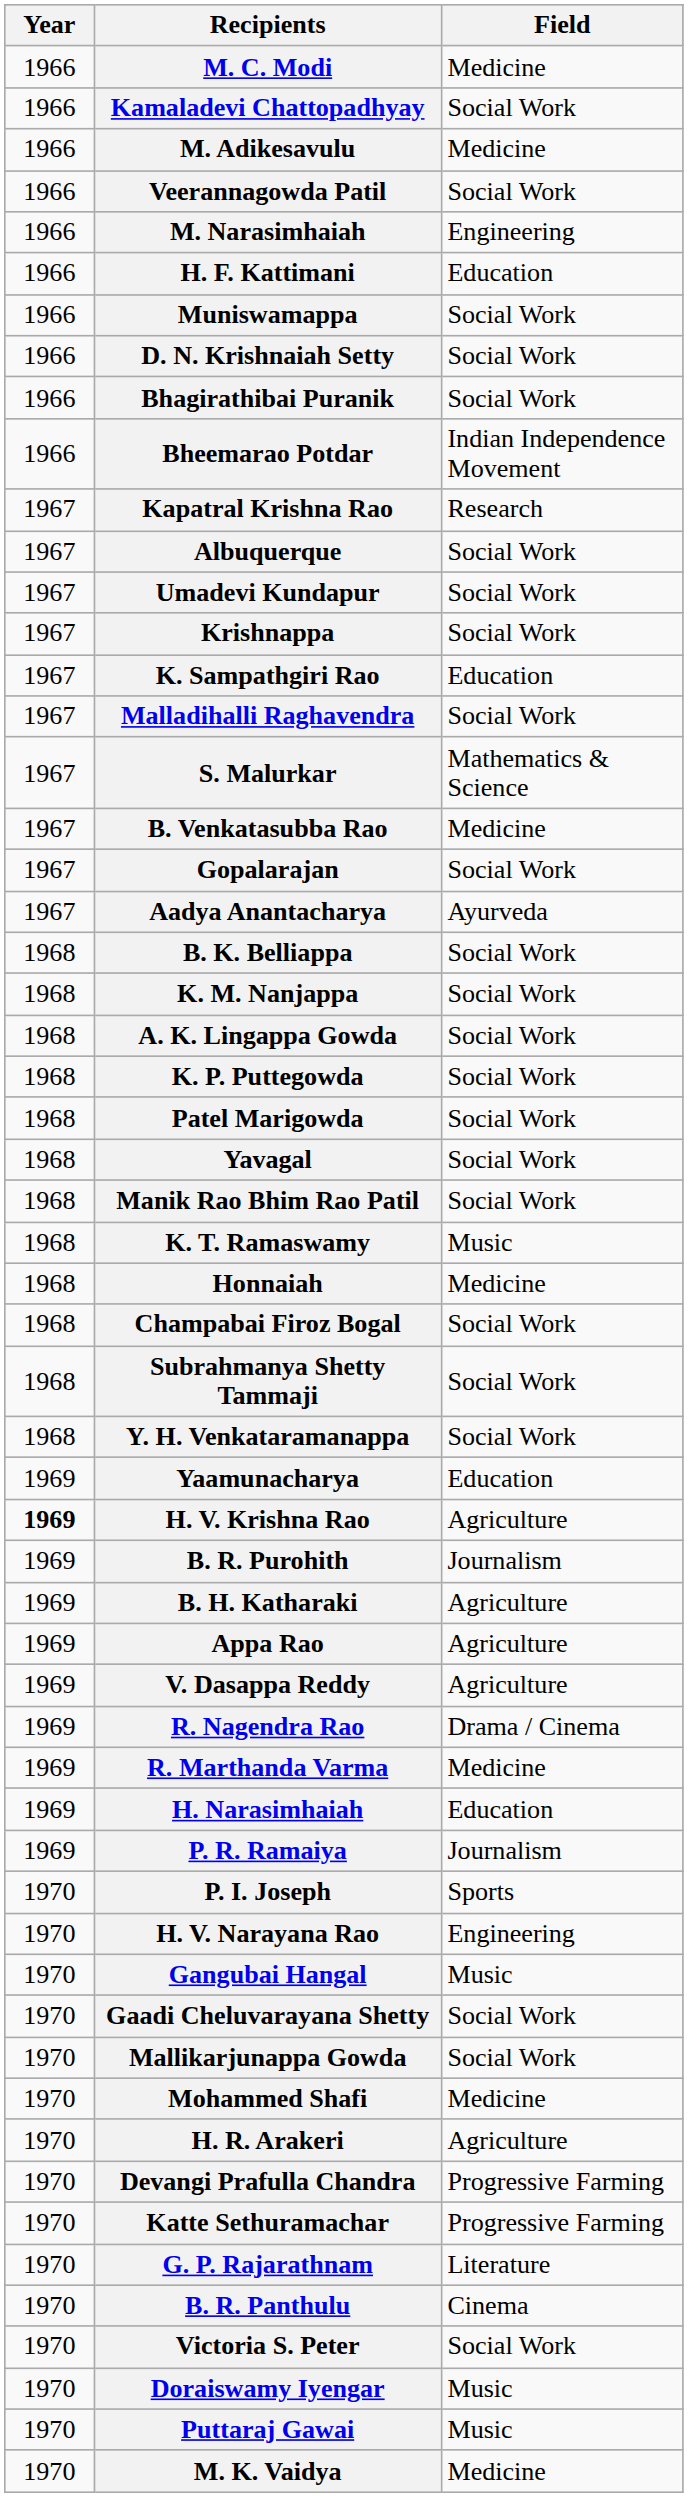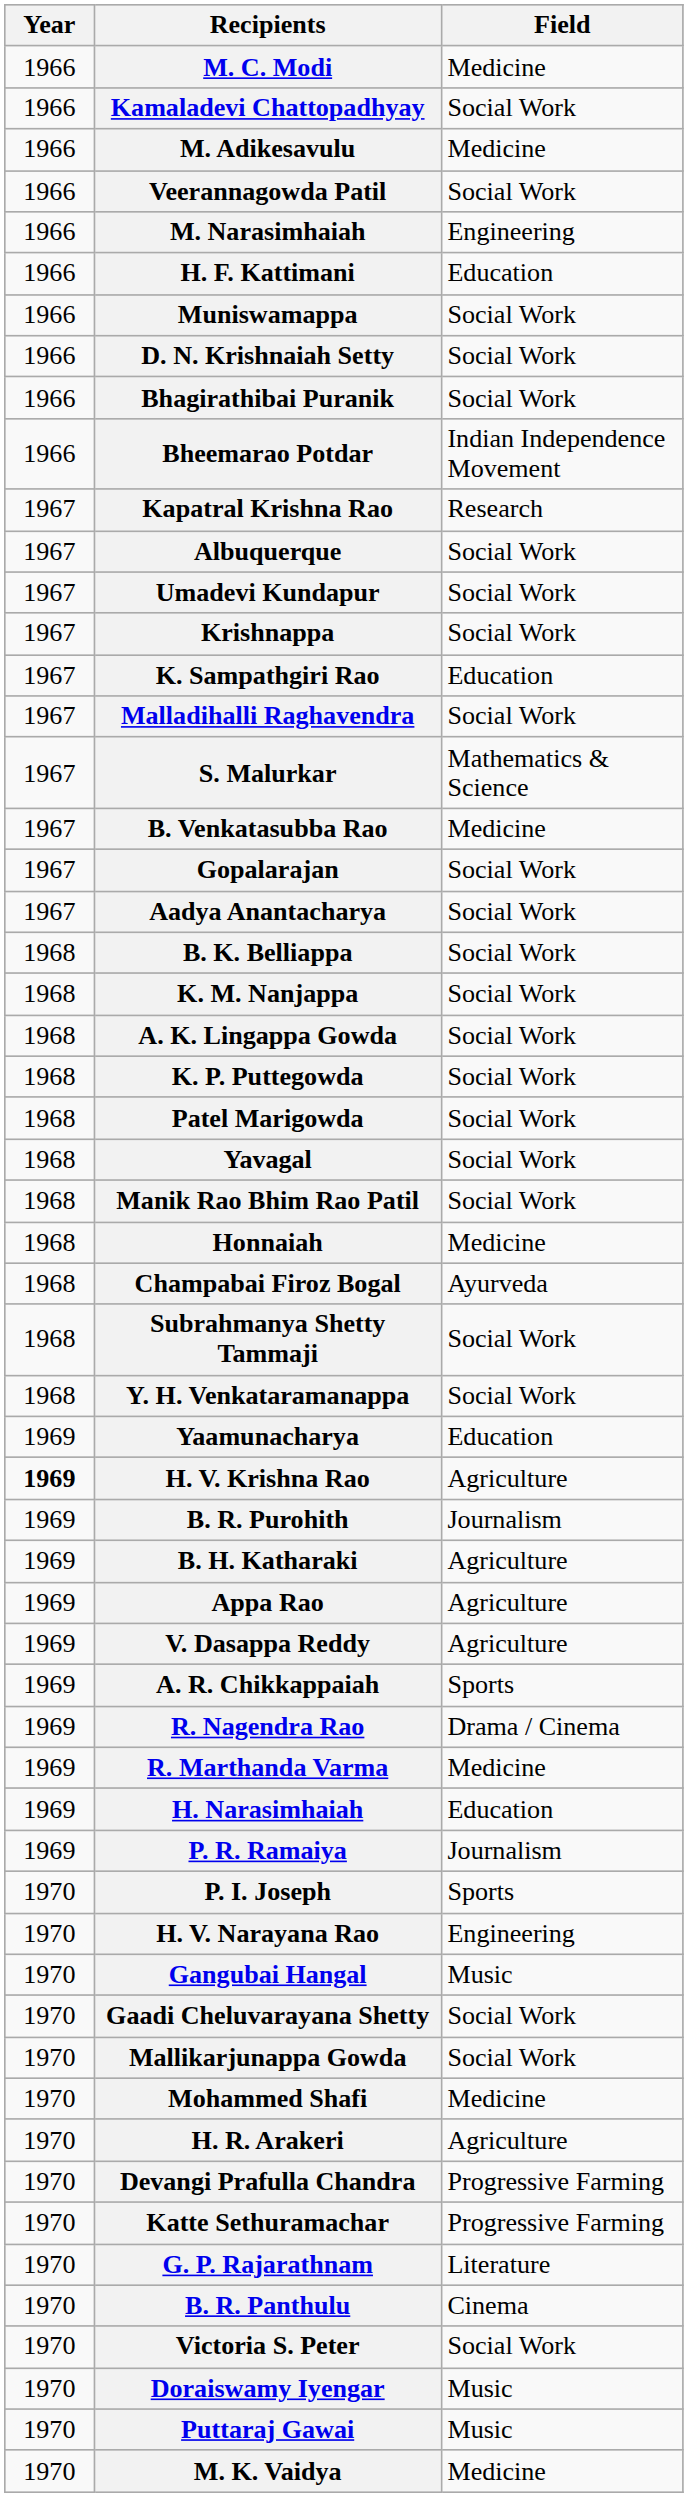(498, 911) Ayurveda -> (512, 911) Social Work
- row: (268, 1241)
(512, 1324) Social Work -> (498, 1283) Ayurveda
+ row: (268, 1684)
